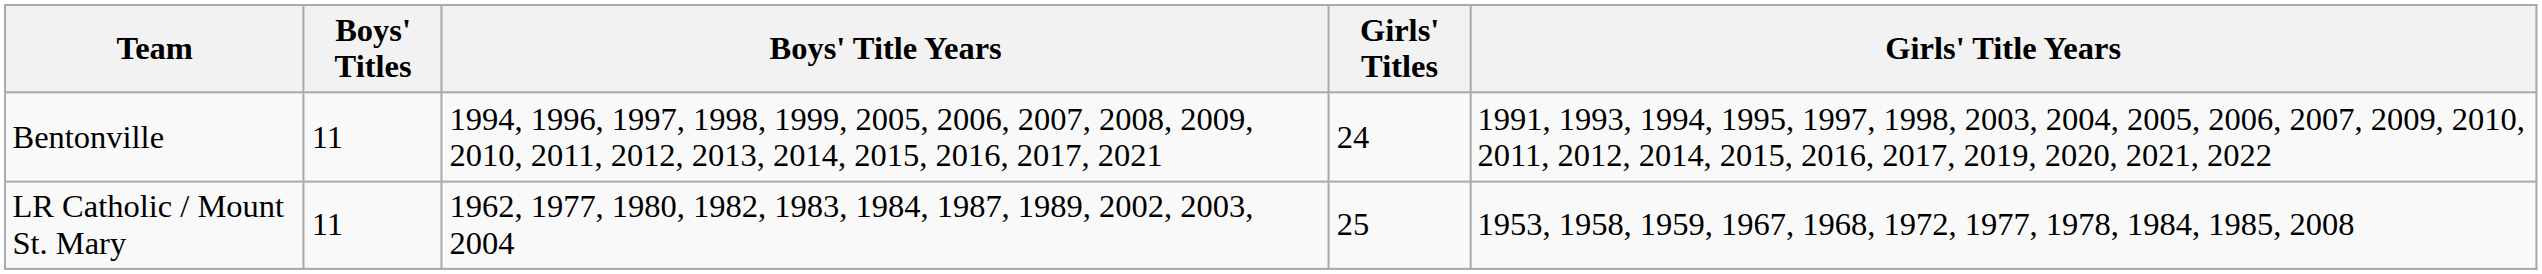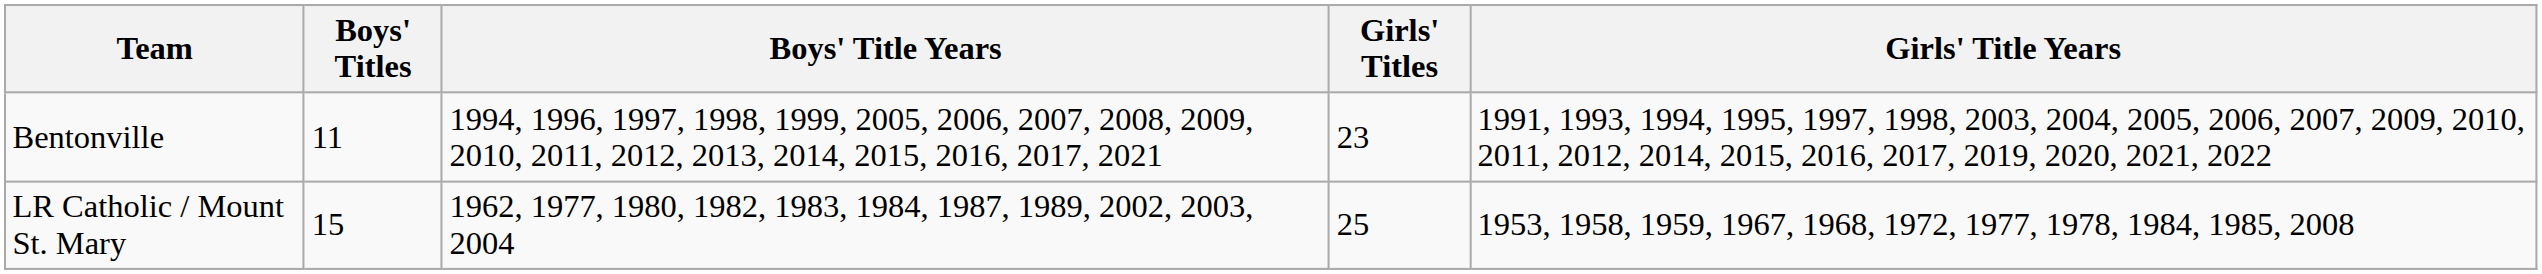(1353, 136) 24 -> (1353, 136) 23
(327, 224) 11 -> (328, 224) 15
